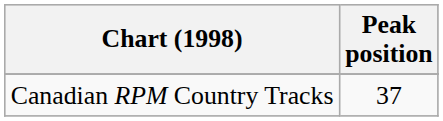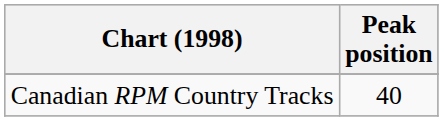(389, 94) 37 -> (389, 94) 40
